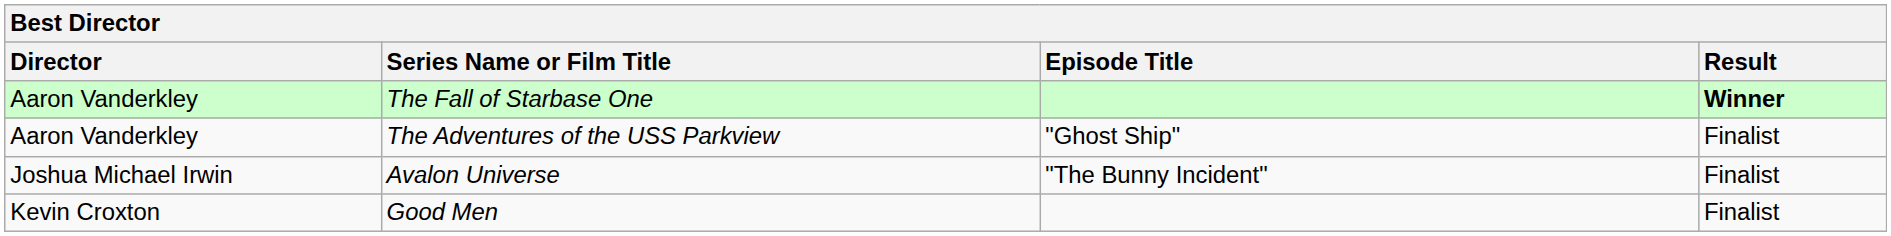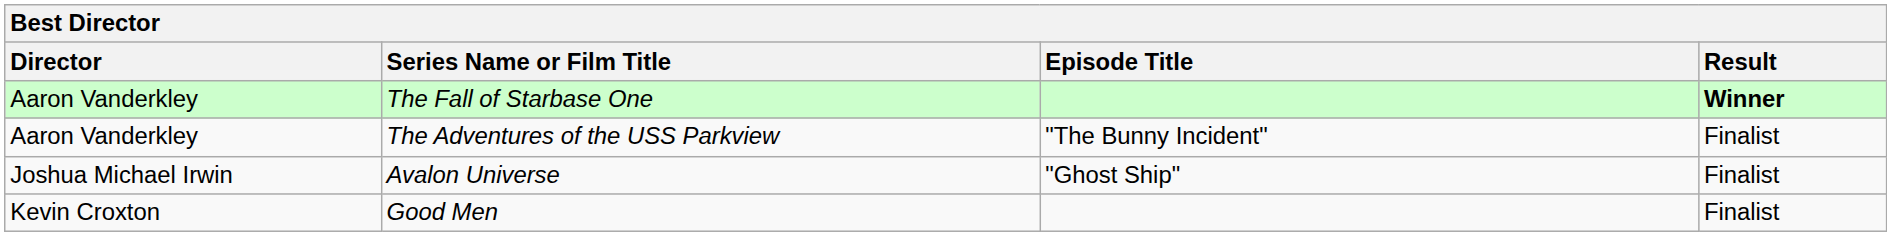(1113, 136) "Ghost Ship" -> (1156, 136) "The Bunny Incident"
(1156, 174) "The Bunny Incident" -> (1113, 174) "Ghost Ship"
